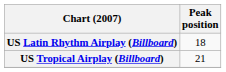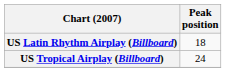(200, 59) 21 -> (200, 59) 24
